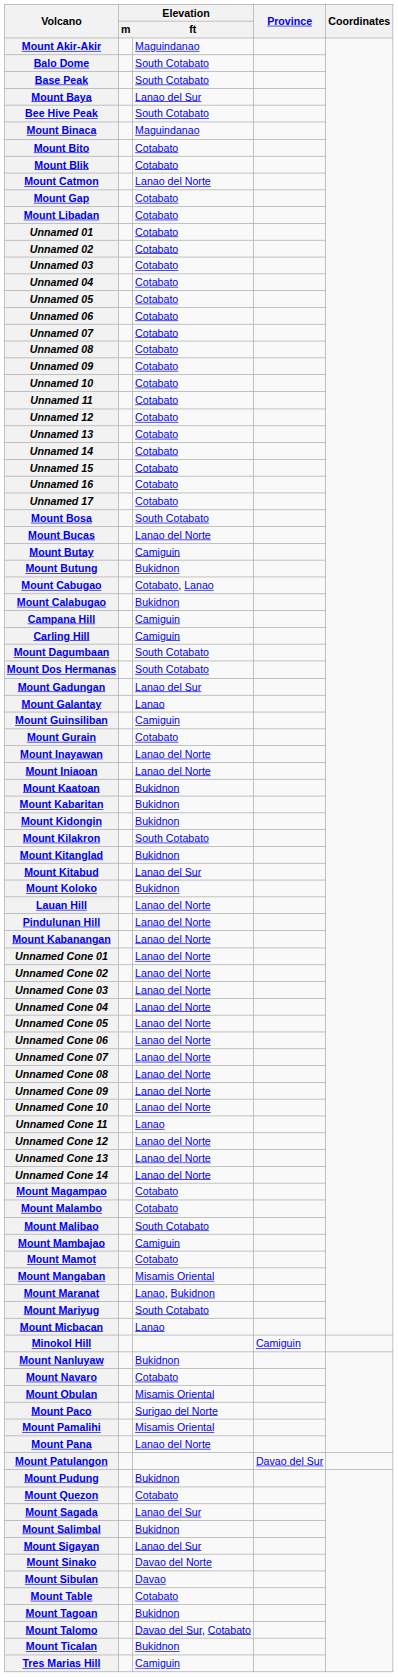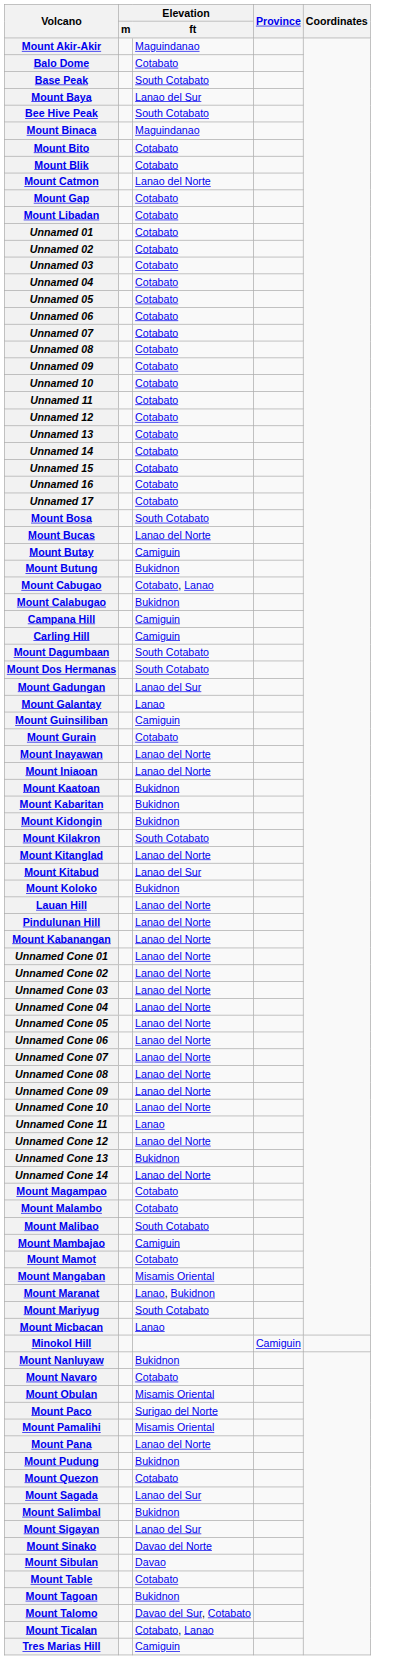(172, 63) South Cotabato -> (157, 63) Cotabato
(157, 855) Bukidnon -> (173, 855) Lanao del Norte
(173, 1158) Lanao del Norte -> (157, 1158) Bukidnon
- row: (61, 1462)
(157, 1647) Bukidnon -> (174, 1630) Cotabato, Lanao
